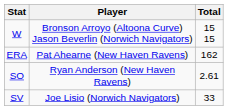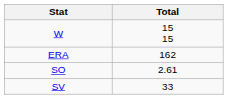- column: (112, 12)
